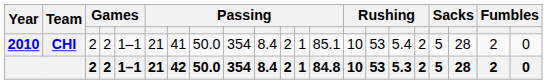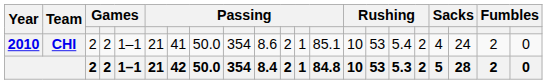(267, 44) 8.4 -> (267, 44) 8.6
(439, 44) 5 -> (439, 44) 4
(463, 44) 28 -> (463, 44) 24
